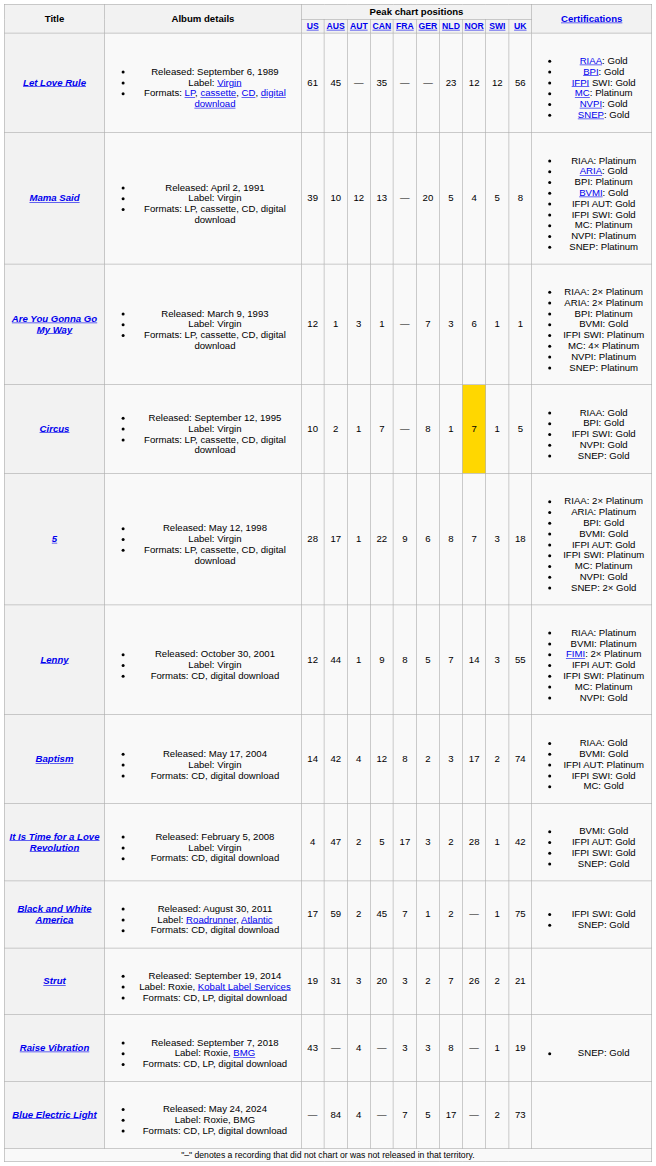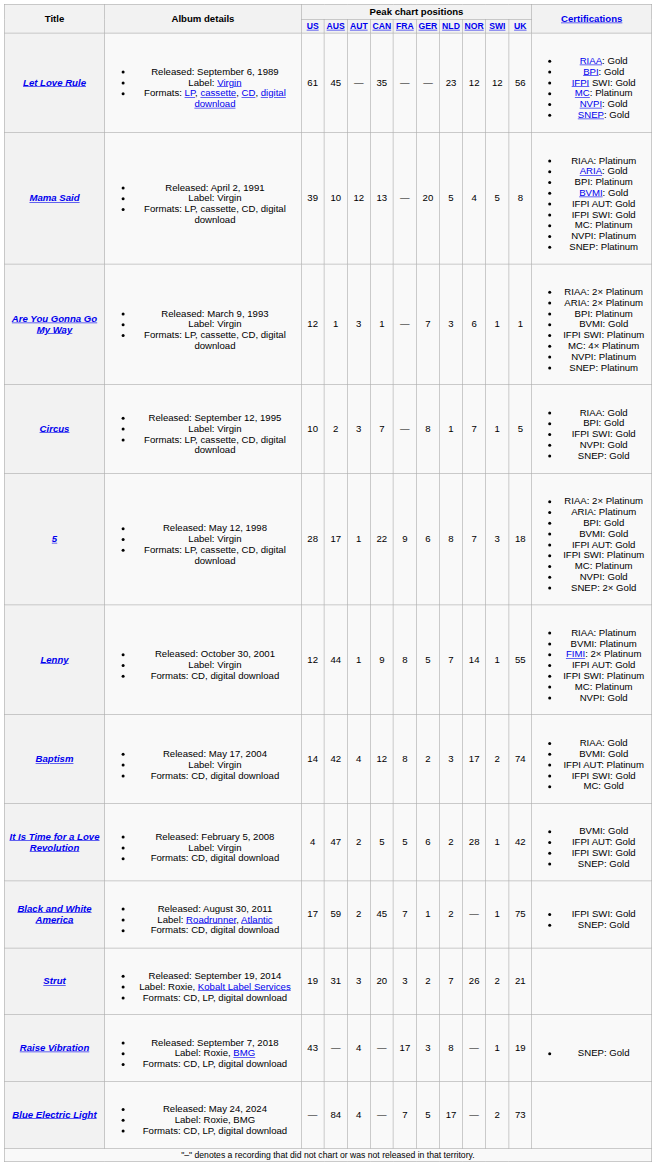(359, 429) 1 -> (359, 429) 3
(474, 429) gold background -> (474, 429) no background
(497, 660) 3 -> (497, 660) 1
(405, 842) 17 -> (405, 842) 5
(428, 842) 3 -> (428, 842) 6
(405, 1048) 3 -> (405, 1048) 17
